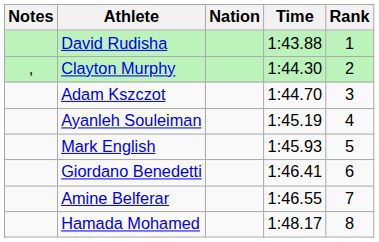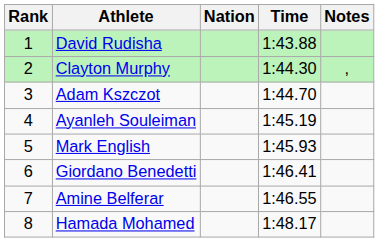columns swapped: (350, 17) <-> (31, 17)
